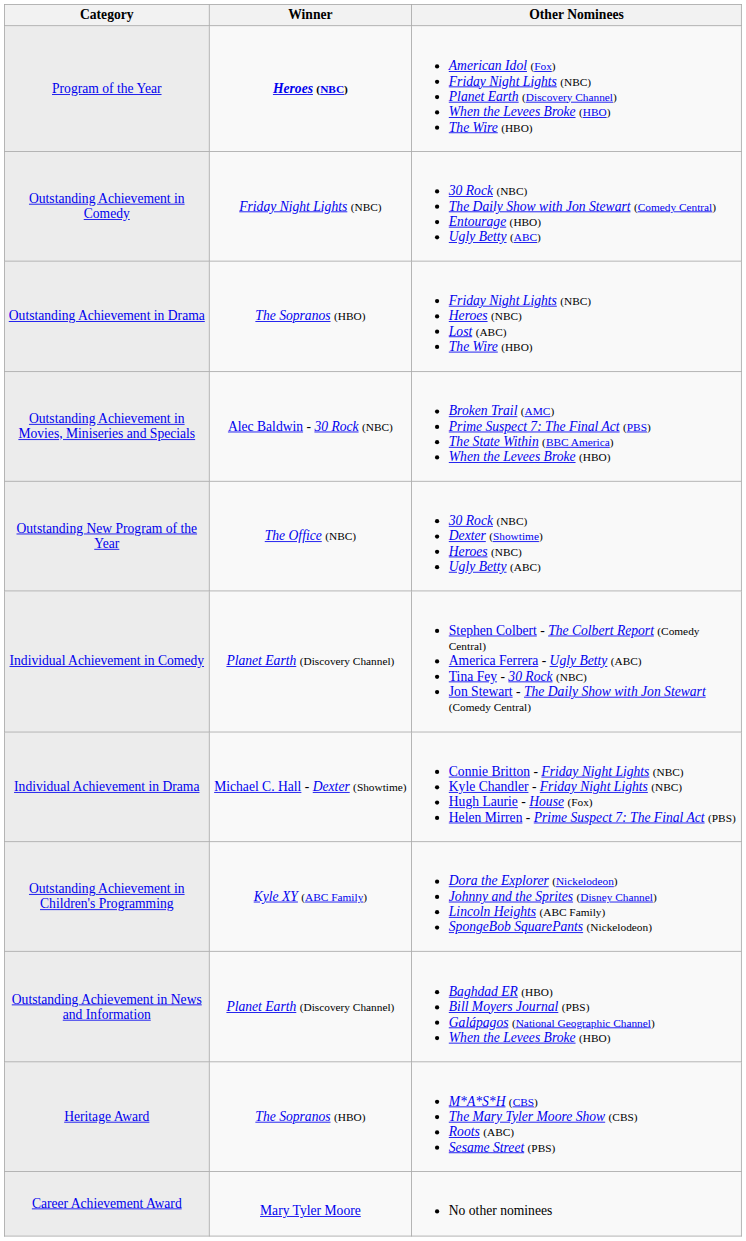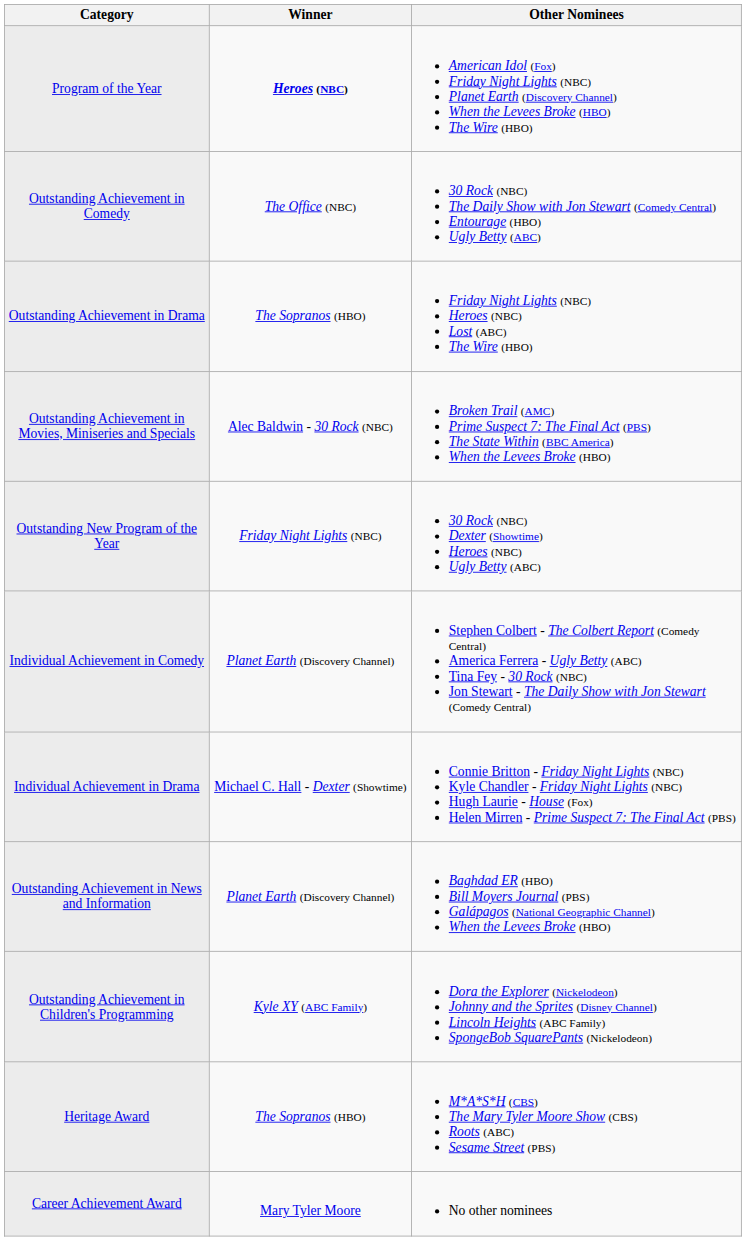(310, 206) Friday Night Lights (NBC) -> (310, 206) The Office (NBC)
(310, 536) The Office (NBC) -> (310, 536) Friday Night Lights (NBC)
rows swapped: (107, 896) <-> (107, 1006)
